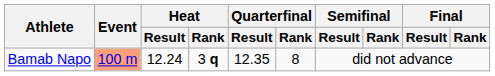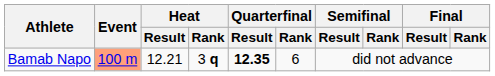(164, 60) 12.24 -> (164, 60) 12.21
(252, 60) normal -> (252, 60) bold
(295, 60) 8 -> (295, 60) 6
